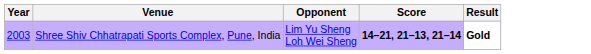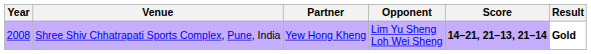+ column: (326, 13)
(19, 36) 2003 -> (19, 36) 2008
